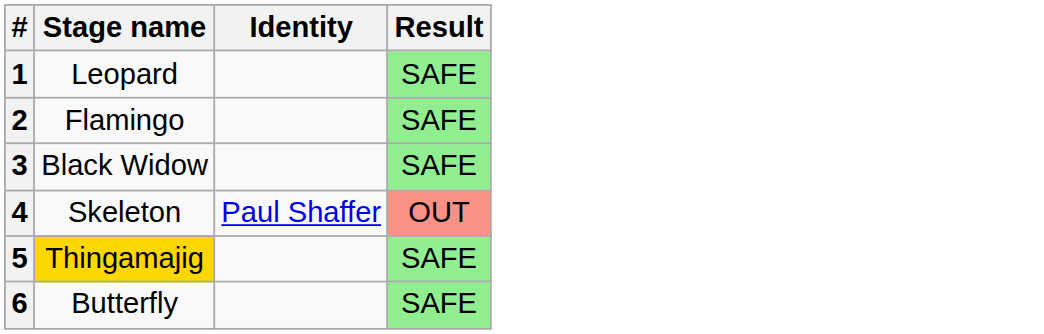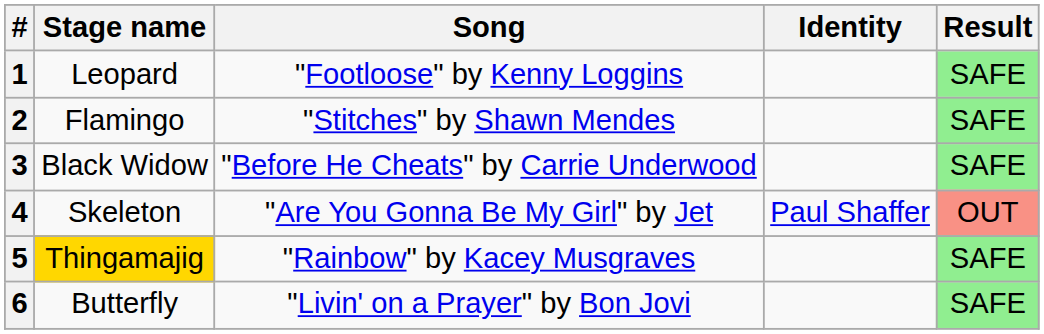+ column: (489, 27)
